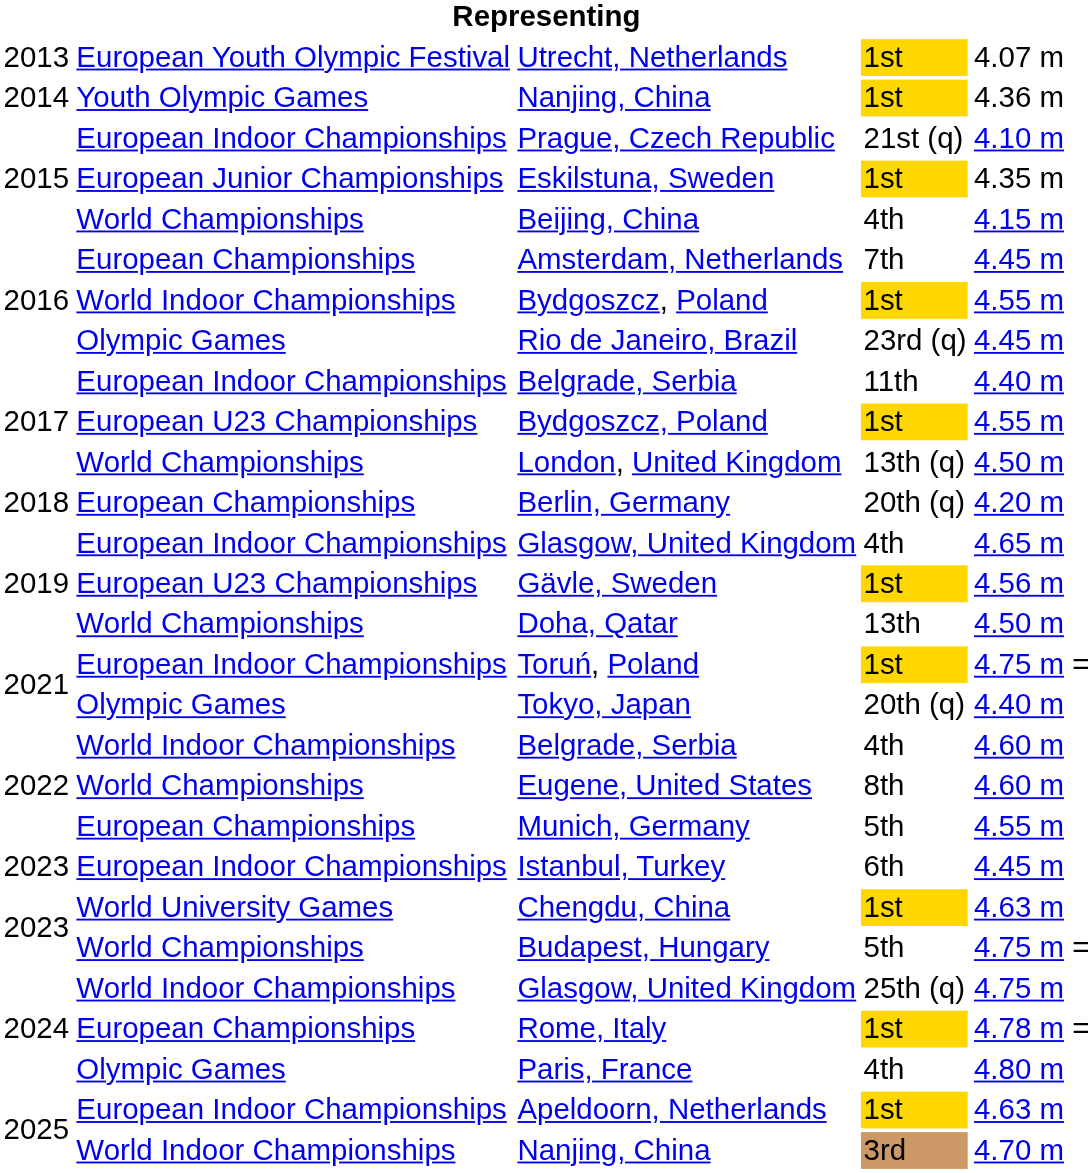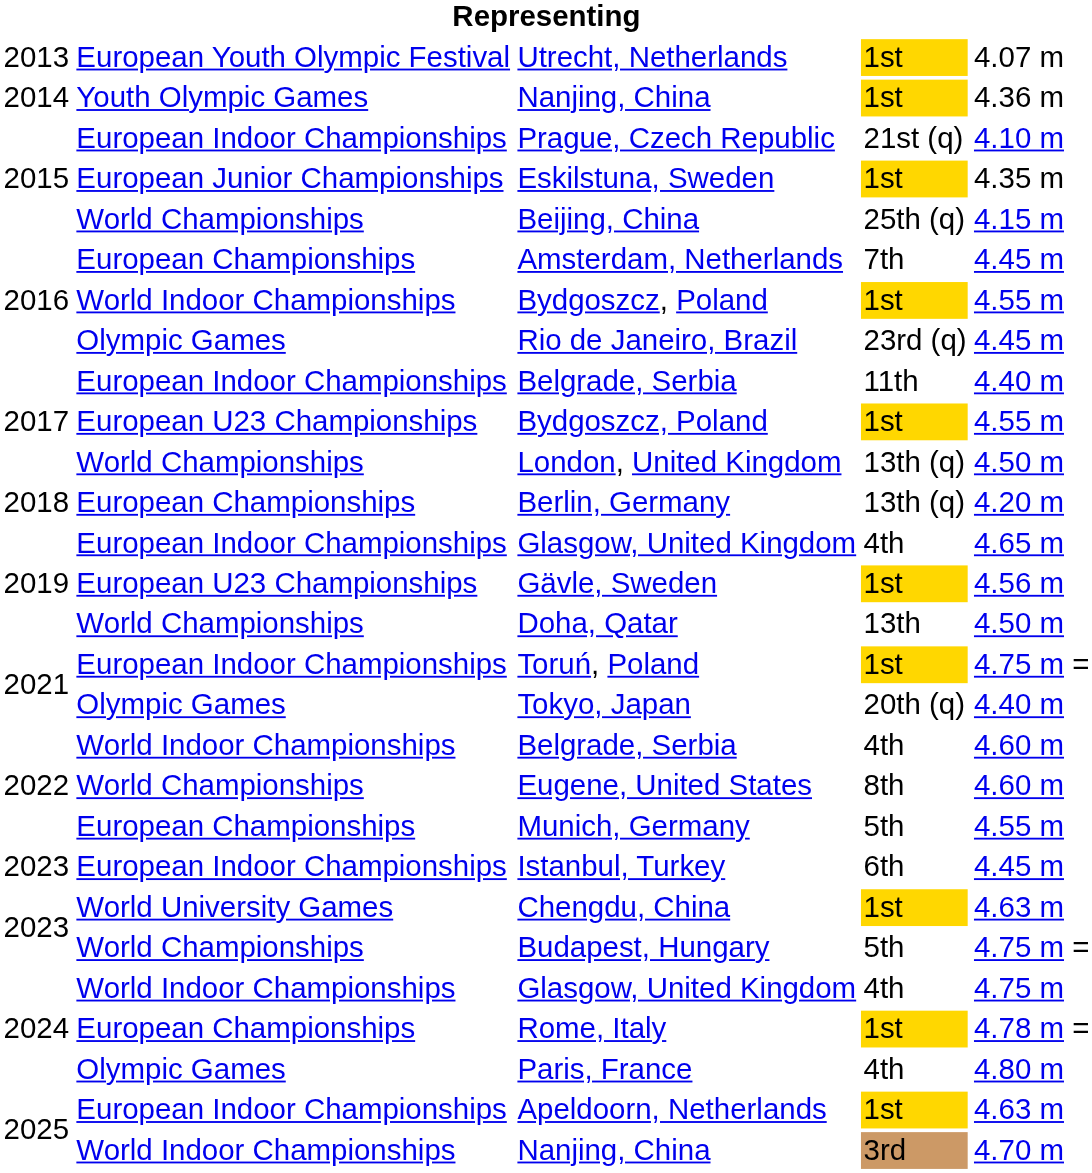(884, 219) 4th -> (914, 219) 25th (q)
(914, 502) 20th (q) -> (914, 502) 13th (q)
(914, 988) 25th (q) -> (884, 988) 4th
